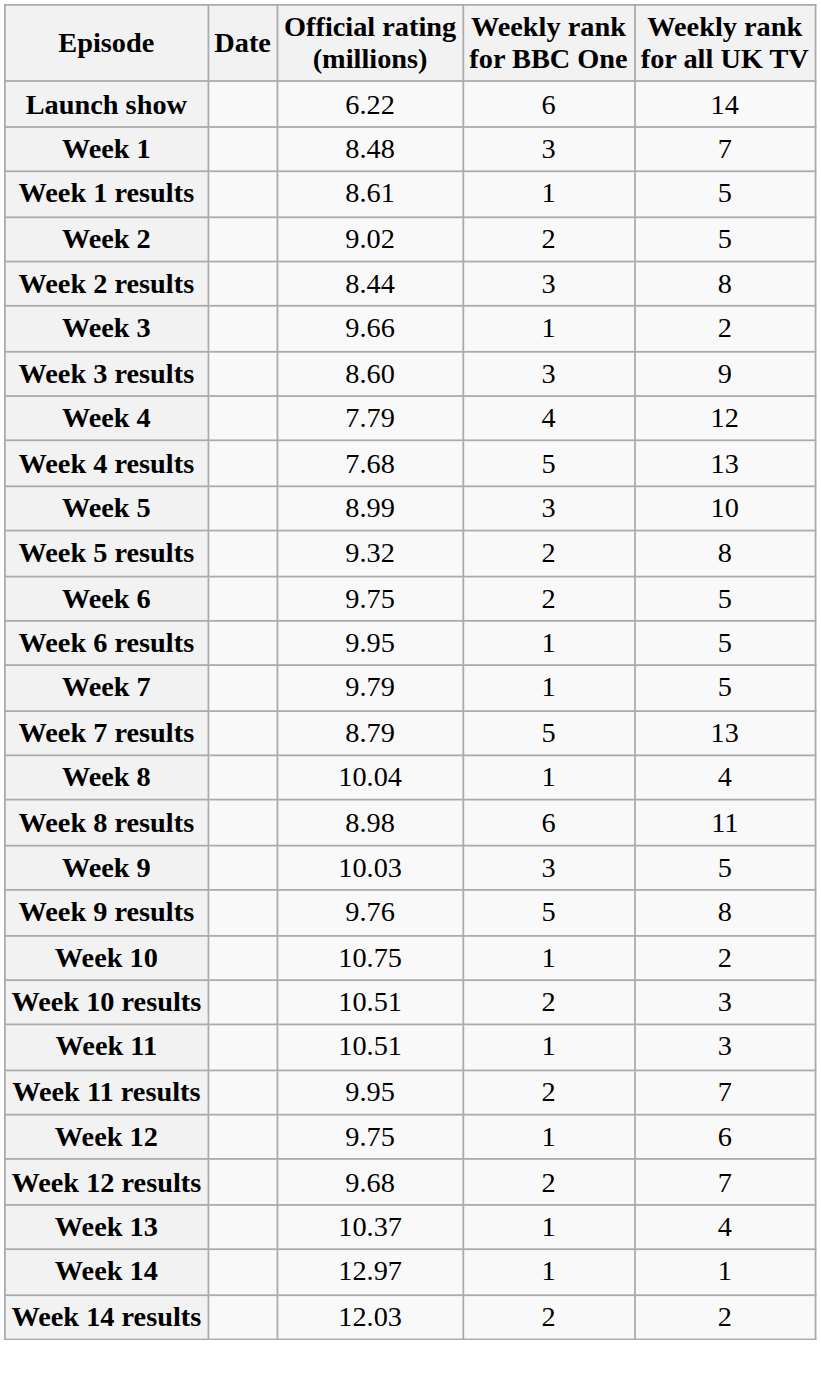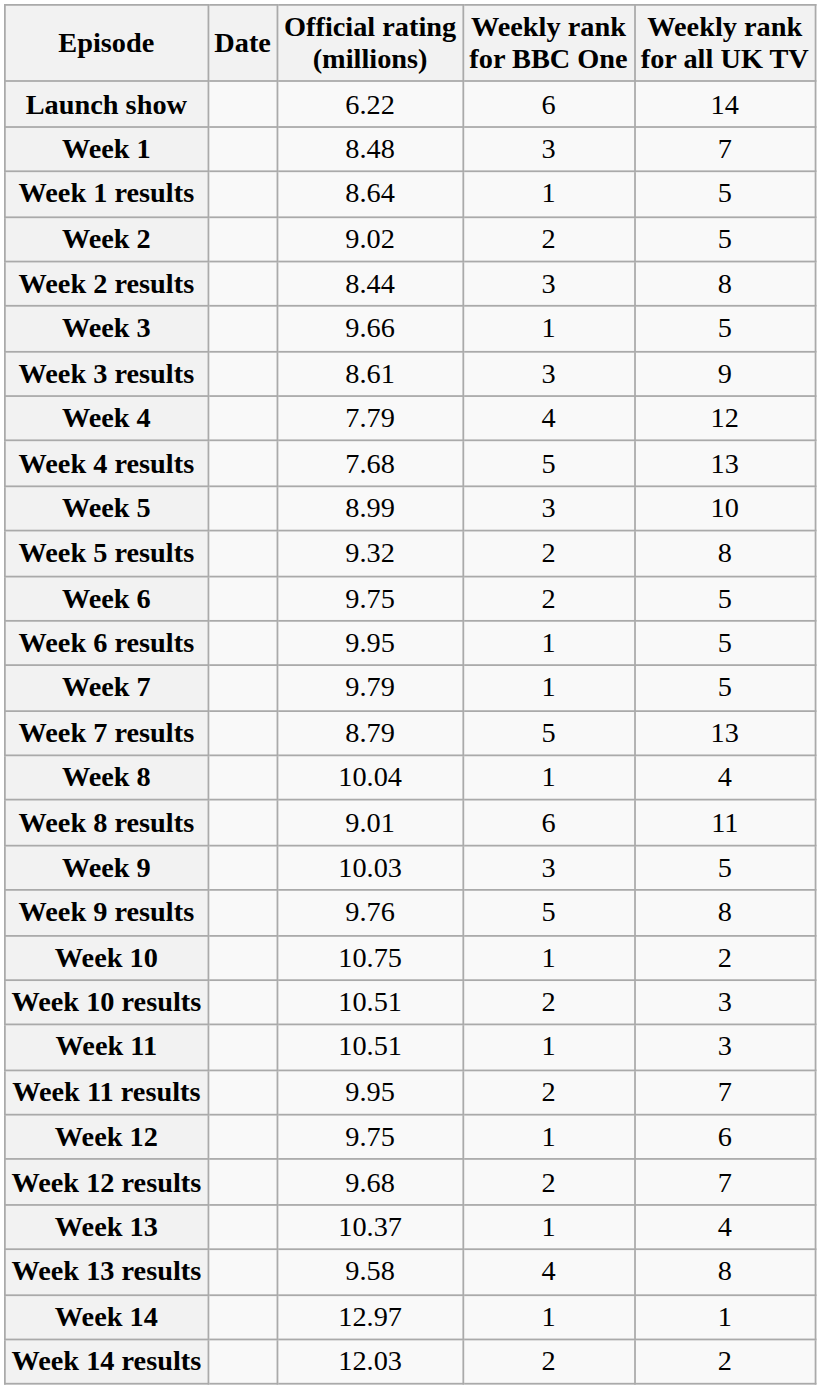(370, 193) 8.61 -> (370, 193) 8.64
(725, 328) 2 -> (725, 328) 5
(370, 373) 8.60 -> (370, 373) 8.61
(370, 822) 8.98 -> (370, 822) 9.01
+ row: (106, 1271)
